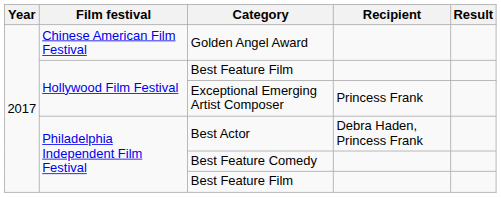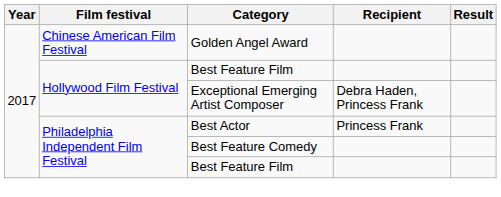(380, 98) Princess Frank -> (380, 98) Debra Haden, Princess Frank
(380, 133) Debra Haden, Princess Frank -> (380, 126) Princess Frank
